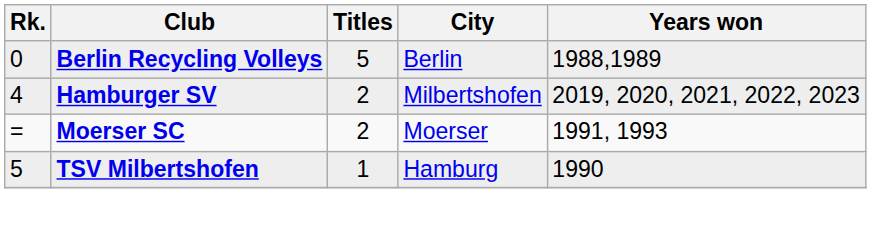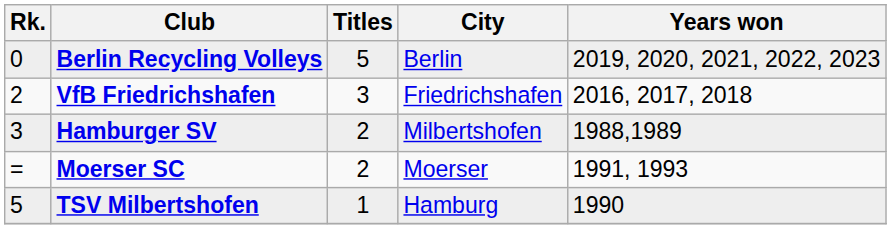(607, 59) 1988,1989 -> (727, 59) 2019, 2020, 2021, 2022, 2023
+ row: (166, 95)
(16, 95) 4 -> (16, 132) 3
(706, 95) 2019, 2020, 2021, 2022, 2023 -> (627, 132) 1988,1989
